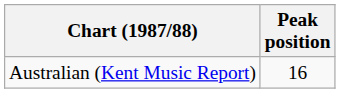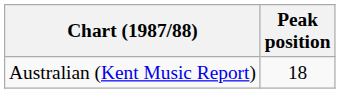(298, 72) 16 -> (298, 72) 18
